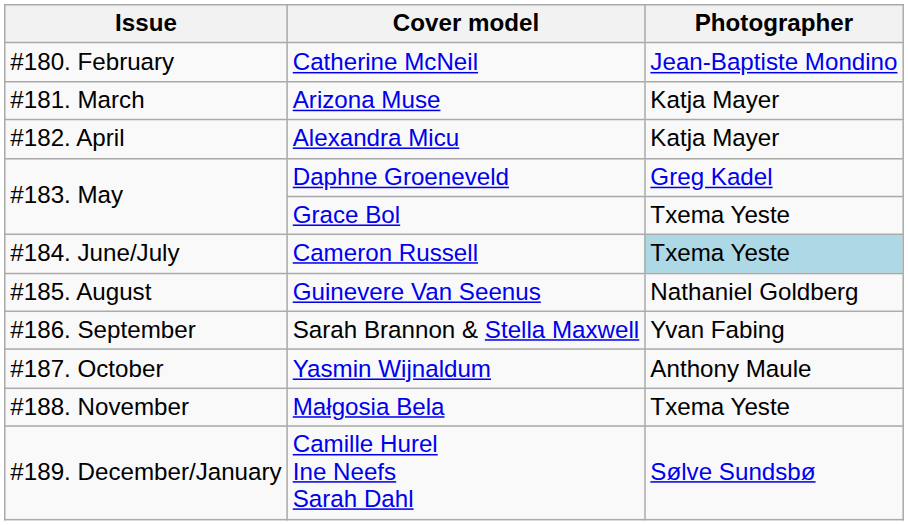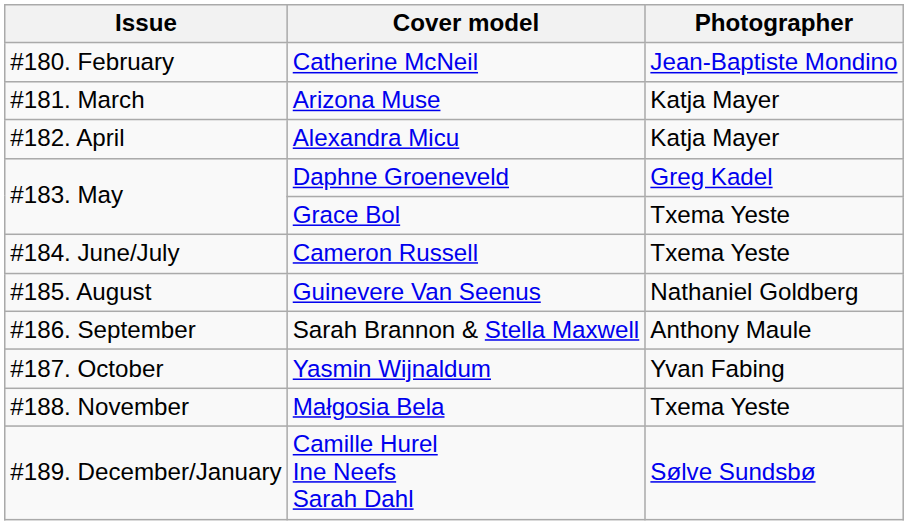(720, 253) lightblue background -> (720, 253) no background
(718, 330) Yvan Fabing -> (731, 330) Anthony Maule
(731, 368) Anthony Maule -> (718, 368) Yvan Fabing
